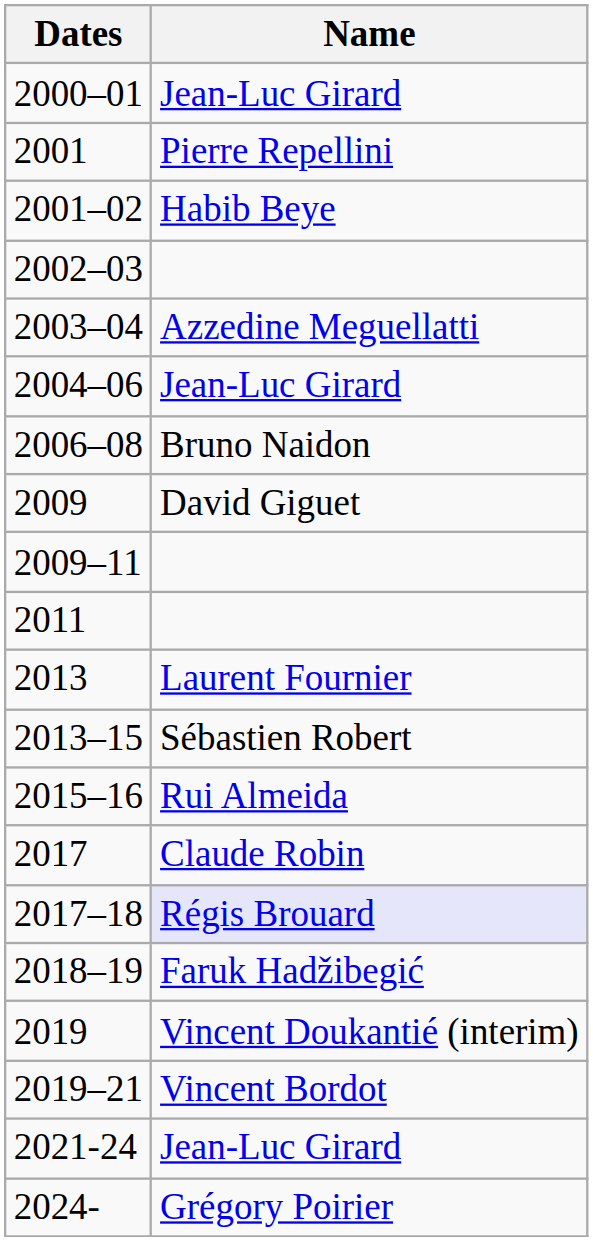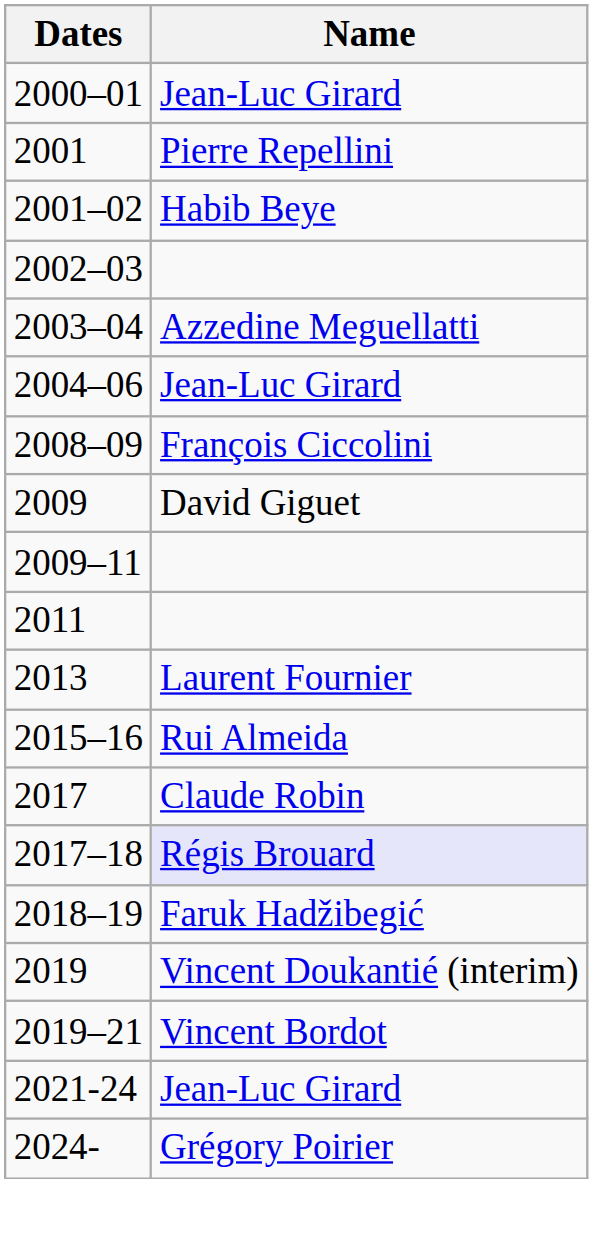- row: (78, 444)
+ row: (78, 444)
- row: (78, 737)
